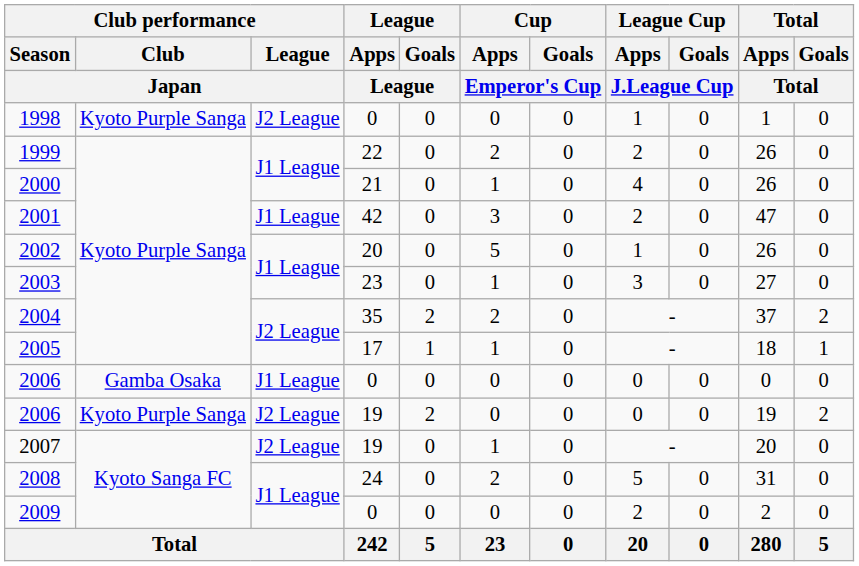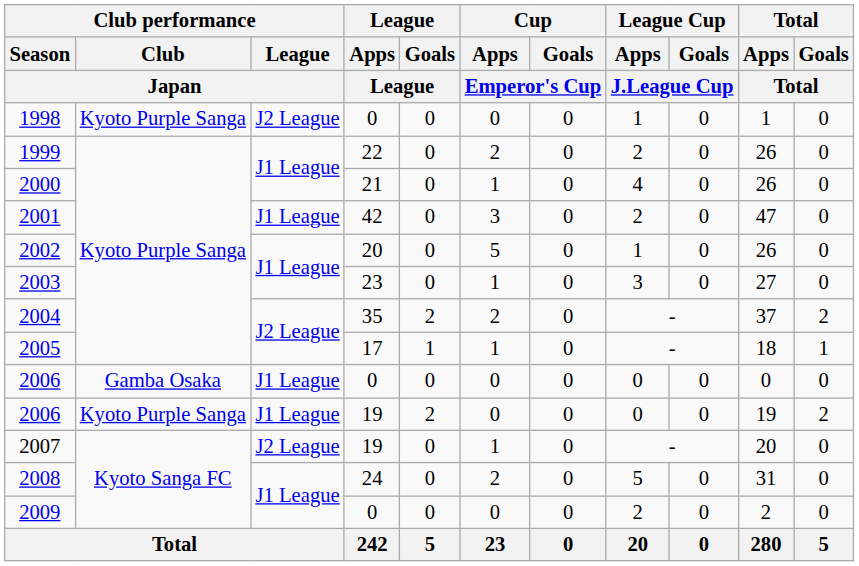(298, 413) J2 League -> (298, 413) J1 League
